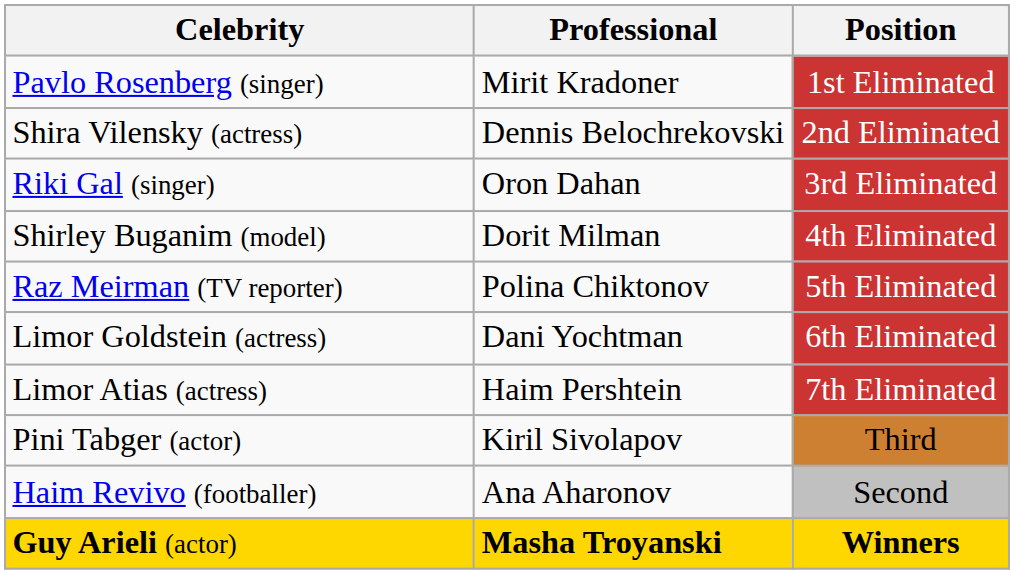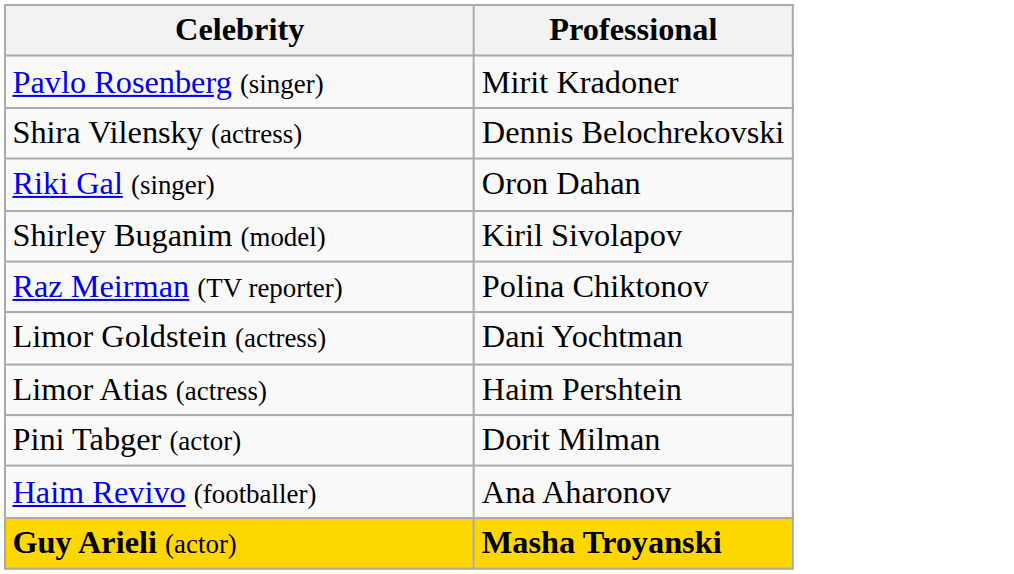- column: (901, 30)
(571, 235) Dorit Milman -> (582, 235) Kiril Sivolapov
(582, 440) Kiril Sivolapov -> (571, 440) Dorit Milman
